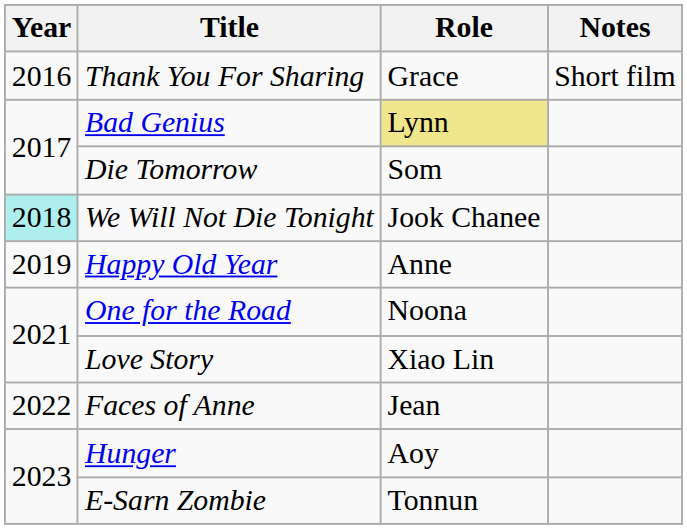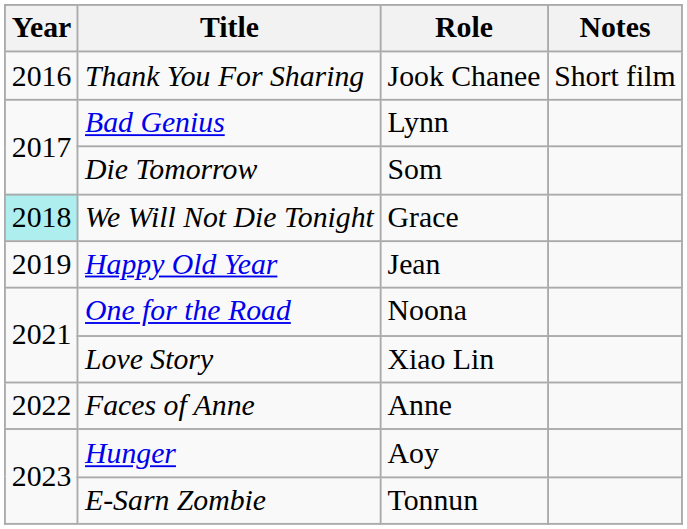(423, 75) Grace -> (464, 75) Jook Chanee
(418, 122) khaki background -> (418, 122) no background
(464, 216) Jook Chanee -> (423, 216) Grace
(420, 264) Anne -> (414, 264) Jean
(414, 405) Jean -> (420, 405) Anne
